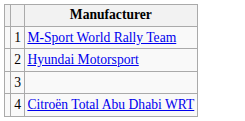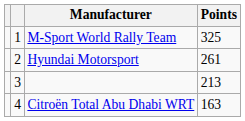+ column: (219, 15)
